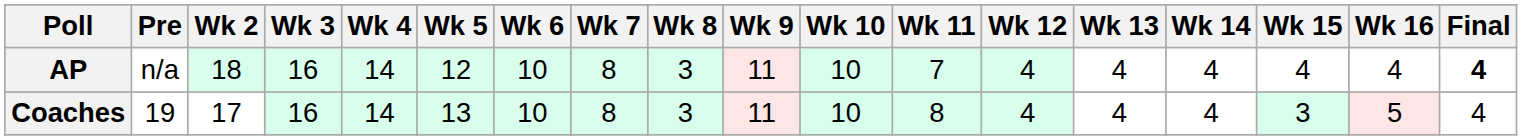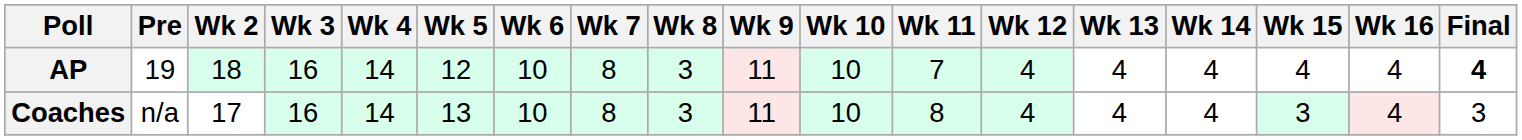(160, 69) n/a -> (160, 69) 19
(160, 112) 19 -> (160, 112) n/a
(1395, 112) 5 -> (1395, 112) 4
(1479, 112) 4 -> (1479, 112) 3
